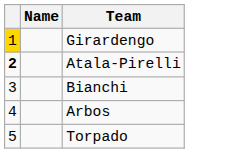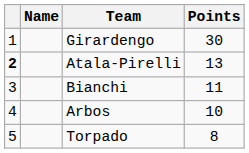+ column: (214, 17)
(12, 40) gold background -> (12, 40) no background
